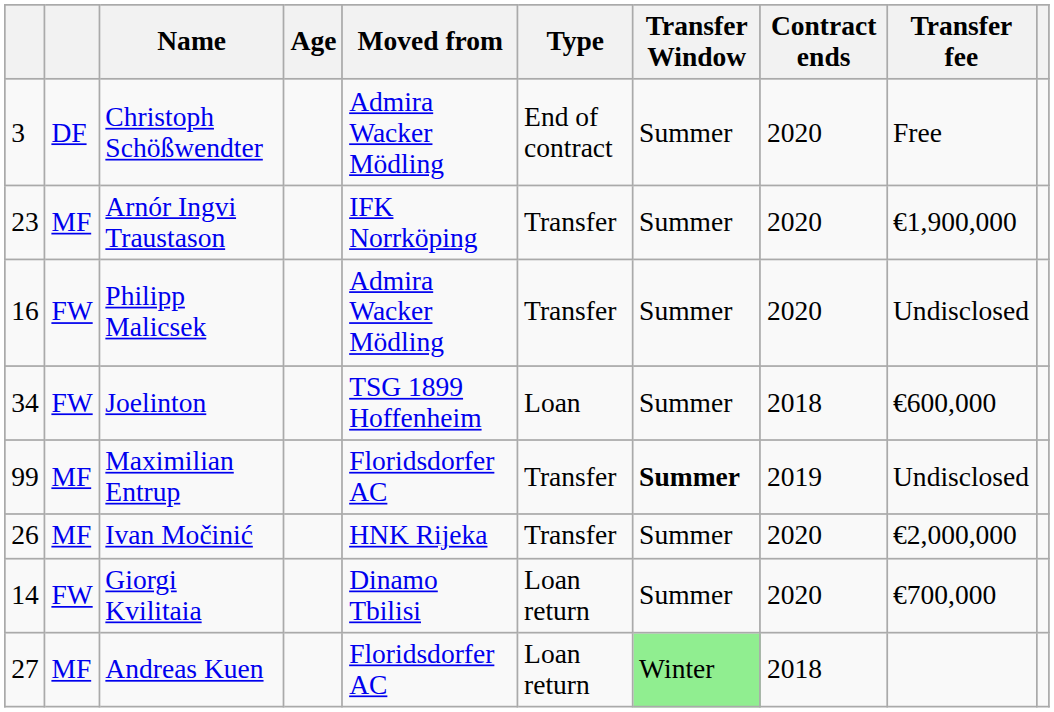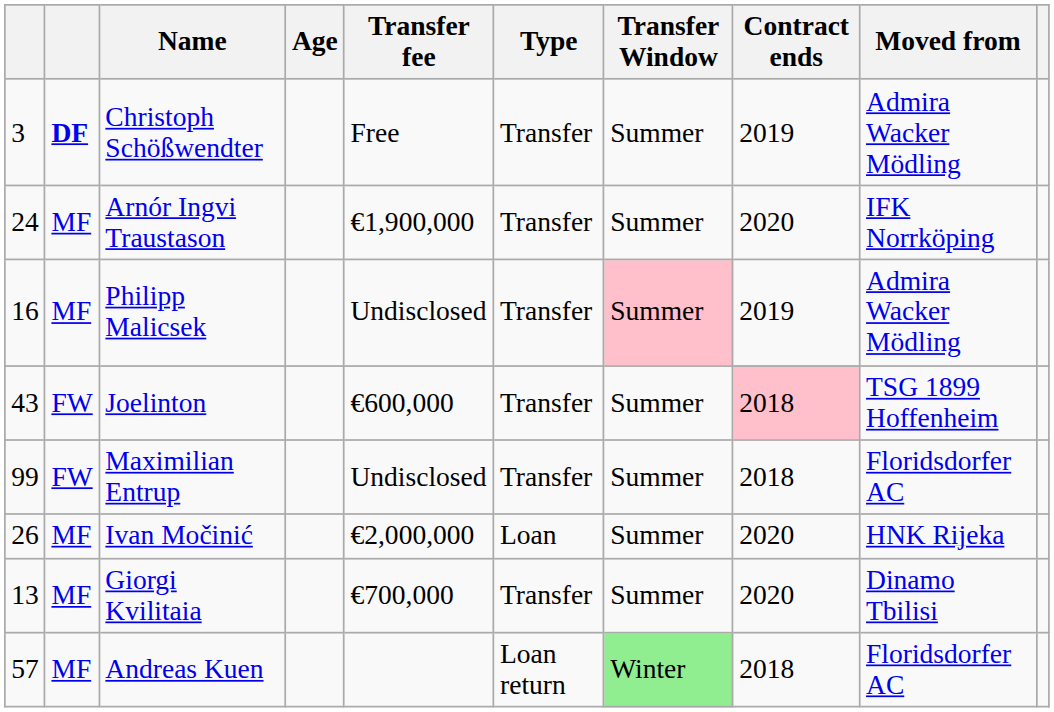columns swapped: (430, 41) <-> (961, 41)
(69, 131) normal -> (70, 131) bold
(568, 131) End of contract -> (546, 131) Transfer
(794, 131) 2020 -> (767, 131) 2019
(25, 221) 23 -> (25, 221) 24
(72, 312) FW -> (71, 312) MF
(686, 312) no background -> (657, 312) pink background
(794, 312) 2020 -> (767, 312) 2019
(25, 402) 34 -> (25, 402) 43
(552, 402) Loan -> (546, 402) Transfer
(794, 402) no background -> (767, 402) pink background
(71, 476) MF -> (72, 476) FW
(690, 476) bold -> (657, 476) normal
(794, 476) 2019 -> (767, 476) 2018
(570, 535) Transfer -> (528, 535) Loan
(25, 594) 14 -> (25, 594) 13
(72, 594) FW -> (71, 594) MF
(557, 594) Loan return -> (546, 594) Transfer
(25, 669) 27 -> (25, 669) 57
